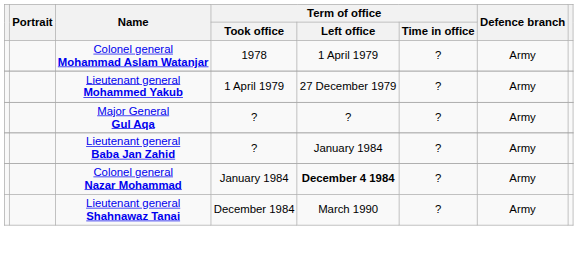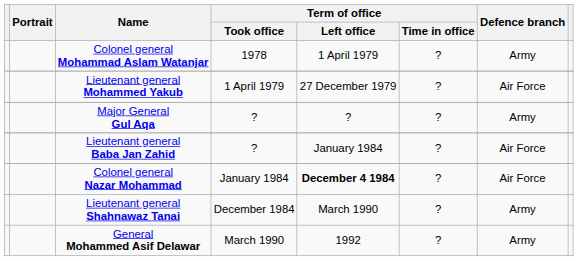(523, 86) Army -> (523, 86) Air Force
(523, 148) Army -> (523, 148) Air Force
(523, 179) Army -> (523, 179) Air Force
+ row: (133, 240)
